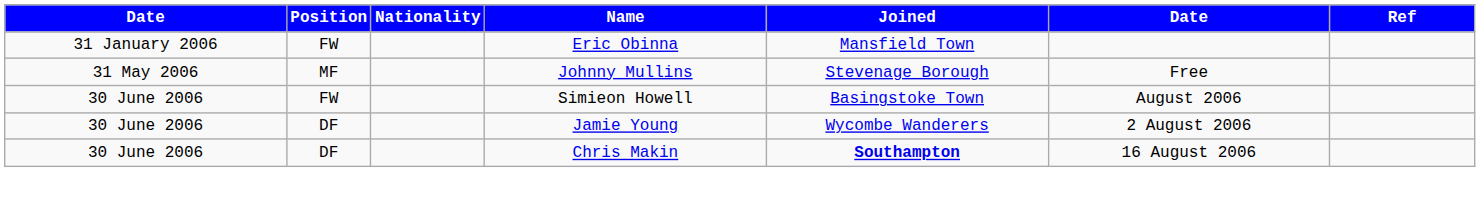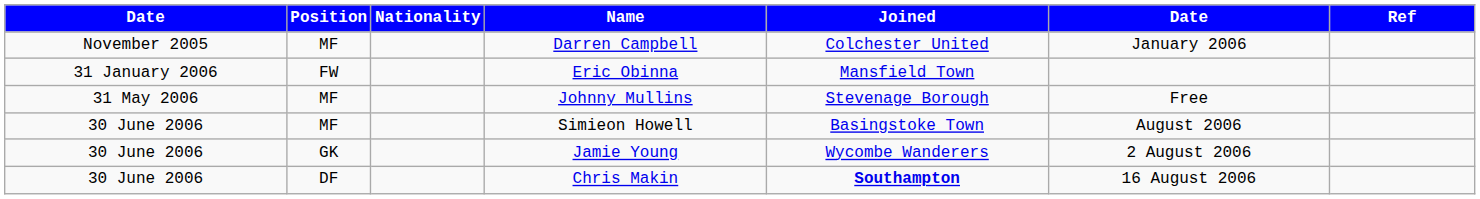+ row: (625, 45)
(329, 99) FW -> (329, 126) MF
(329, 126) DF -> (329, 152) GK
